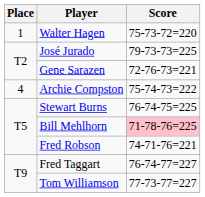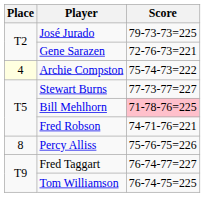- row: (72, 32)
(21, 88) no background -> (21, 70) lightyellow background
(163, 107) 76-74-75=225 -> (163, 88) 77-73-77=227
+ row: (68, 145)
(163, 182) 77-73-77=227 -> (163, 182) 76-74-75=225
